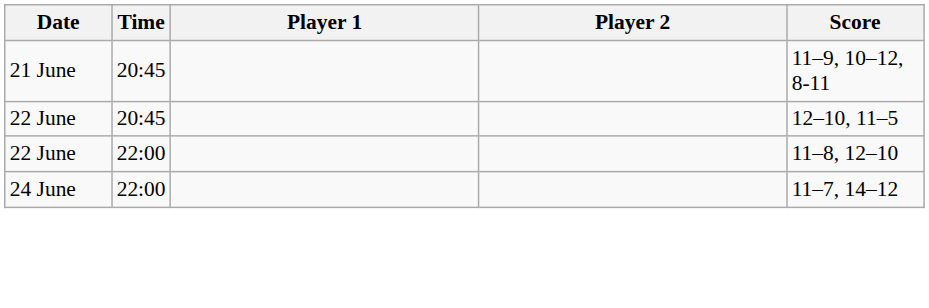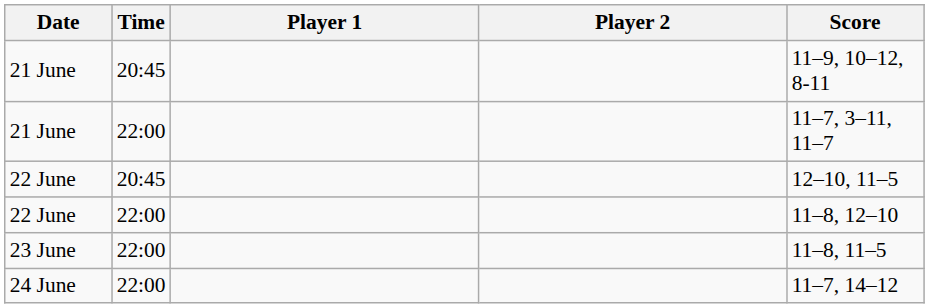+ row: (43, 131)
+ row: (43, 250)
